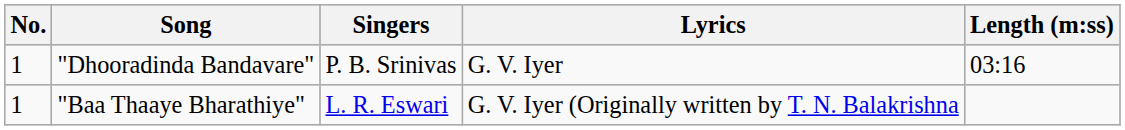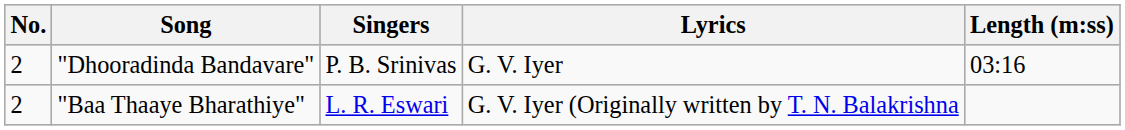(17, 64) 1 -> (17, 64) 2
(17, 104) 1 -> (17, 104) 2
